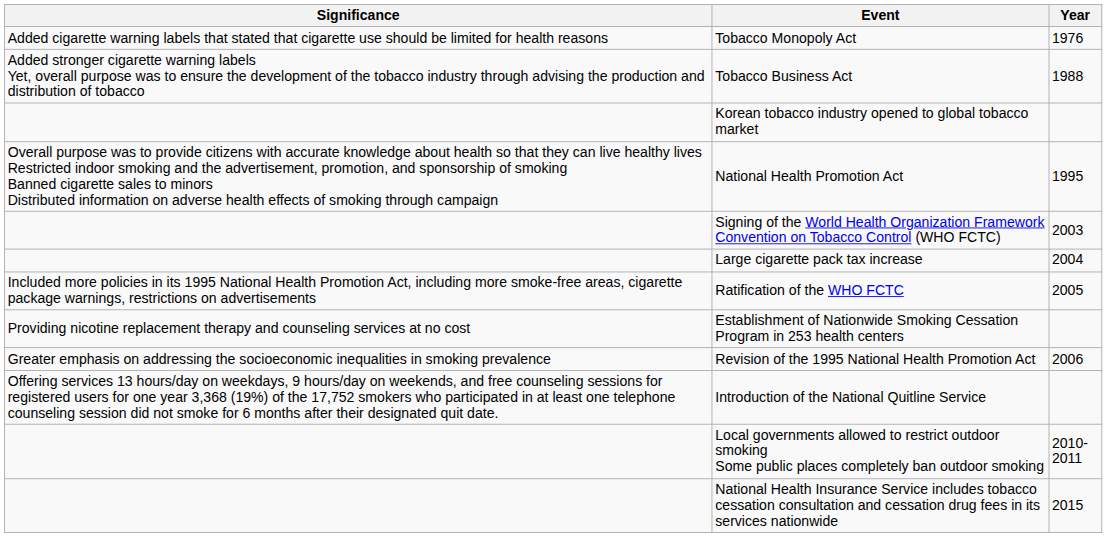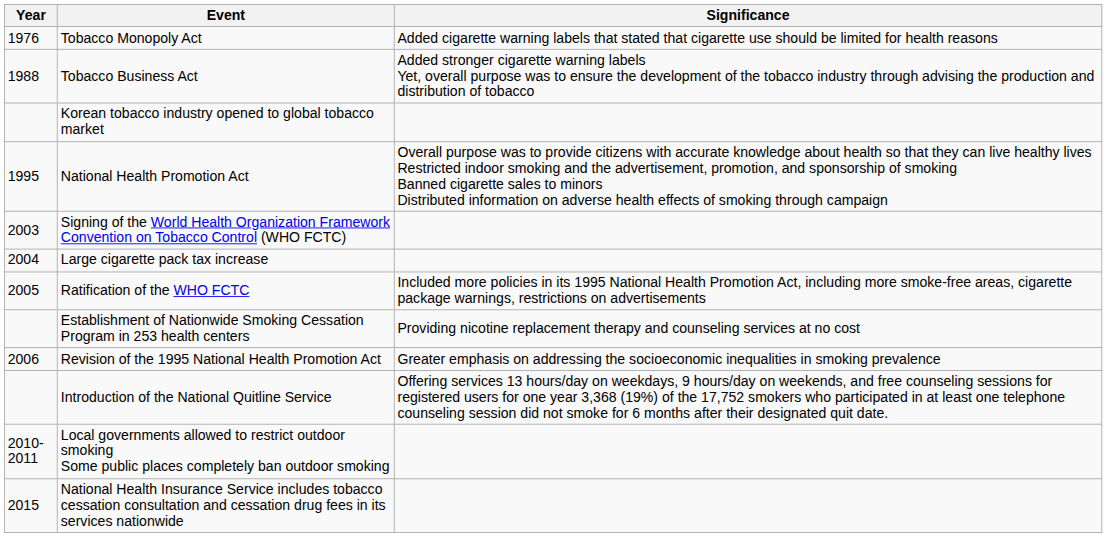columns swapped: (1075, 15) <-> (358, 15)
